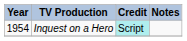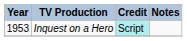(18, 28) 1954 -> (18, 28) 1953
